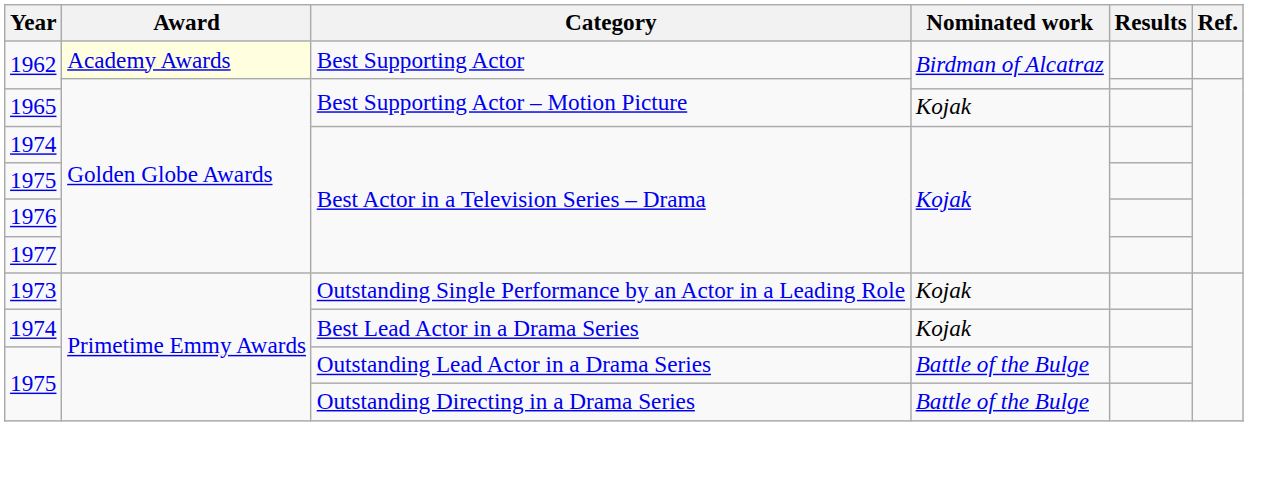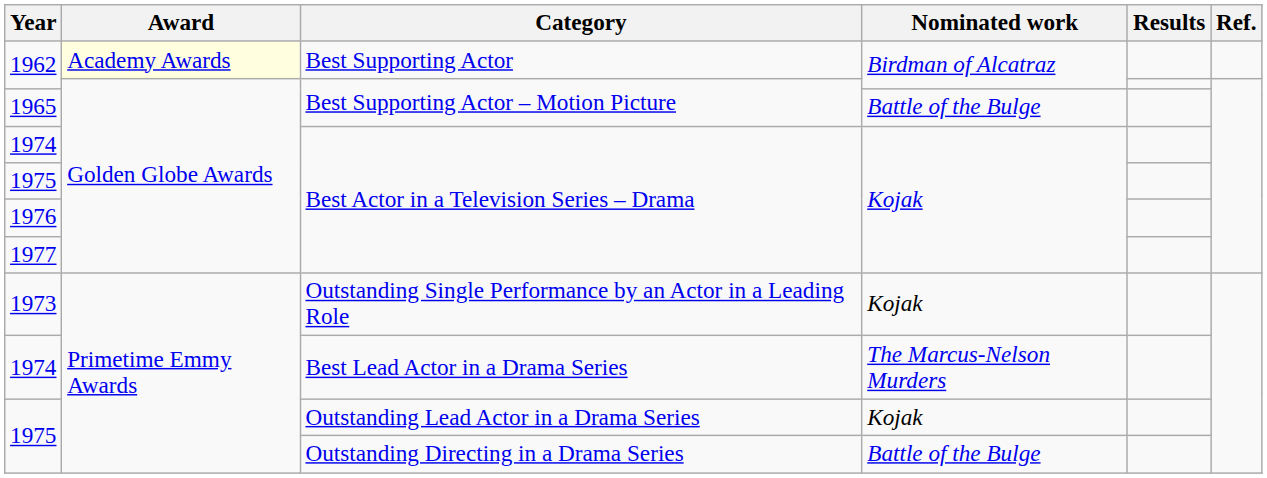(943, 107) Kojak -> (954, 107) Battle of the Bulge
(943, 327) Kojak -> (959, 367) The Marcus-Nelson Murders
(1002, 364) Battle of the Bulge -> (895, 416) Kojak
